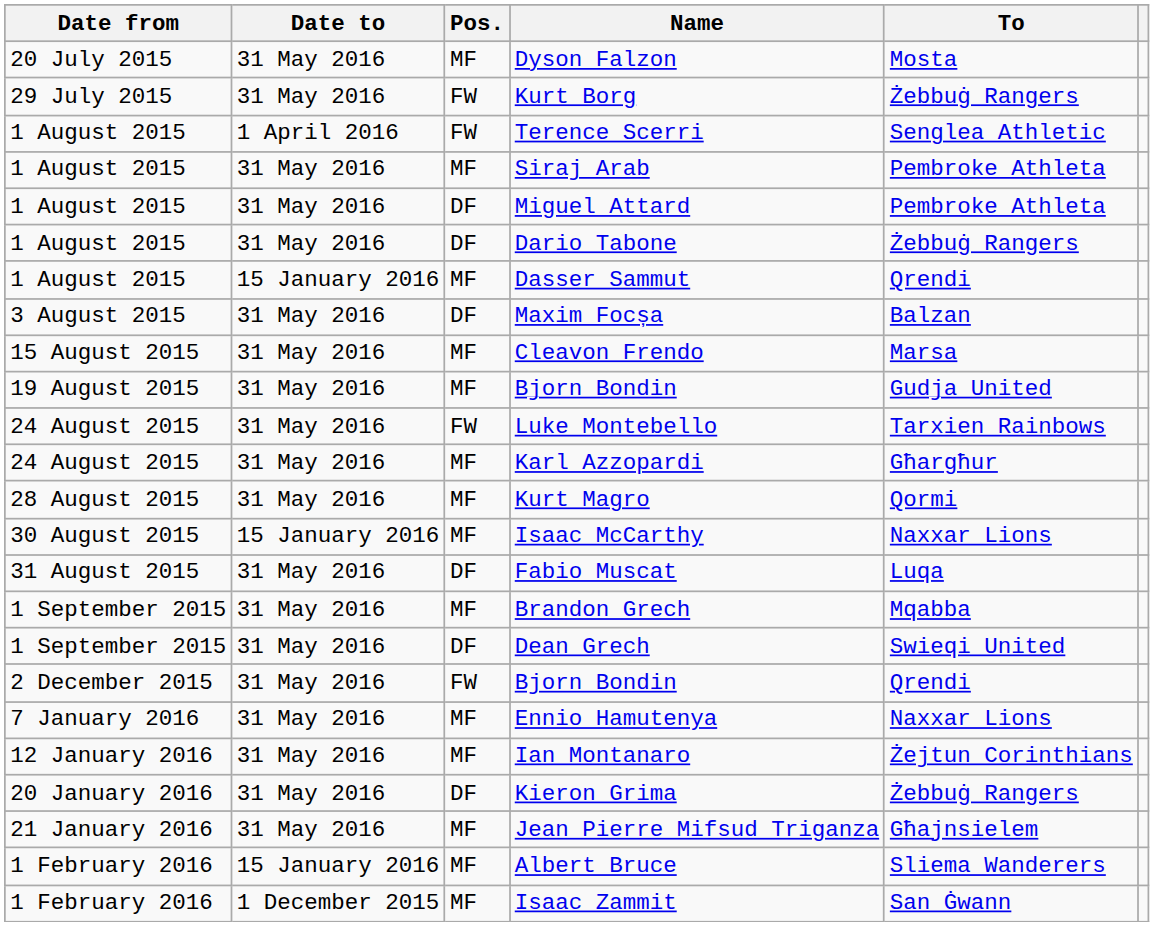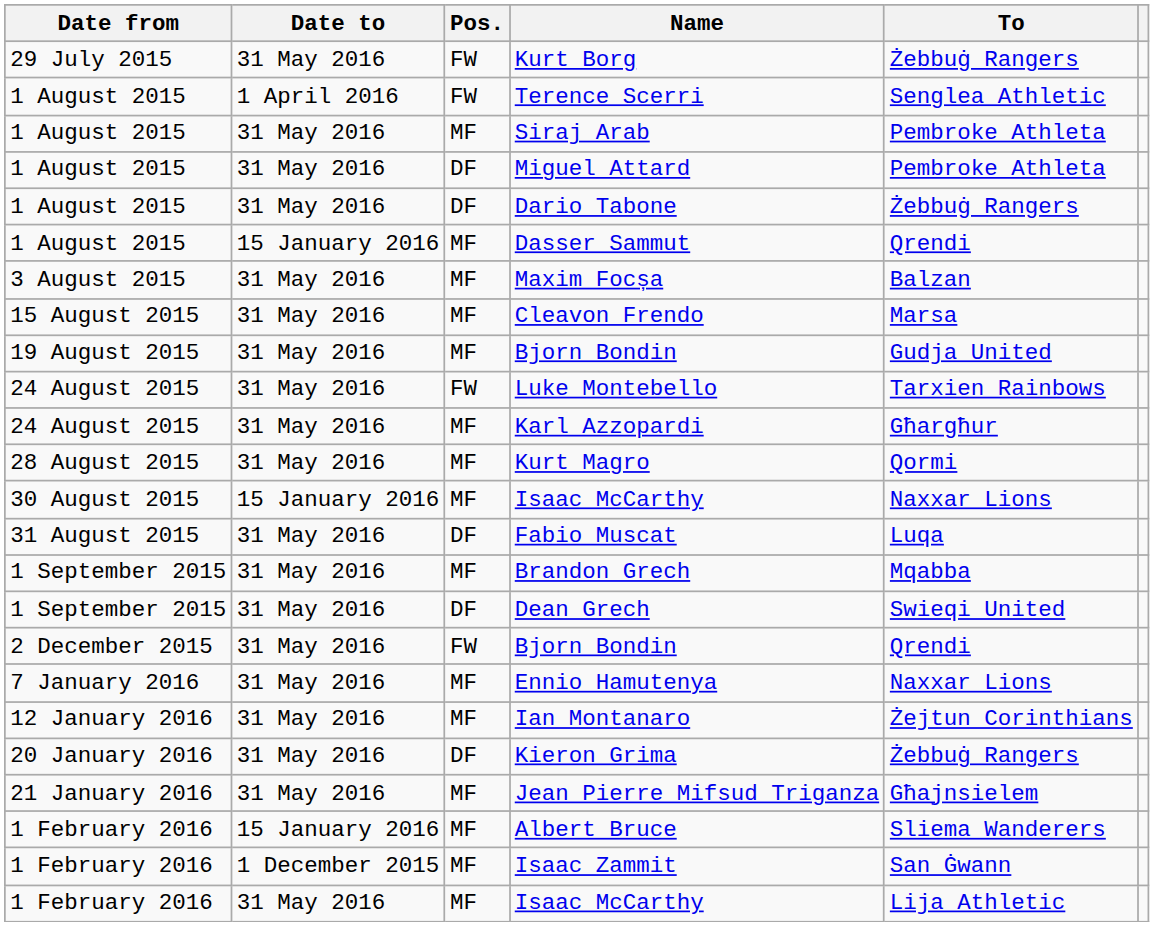- row: (91, 60)
(464, 316) DF -> (464, 280) MF
+ row: (111, 903)
